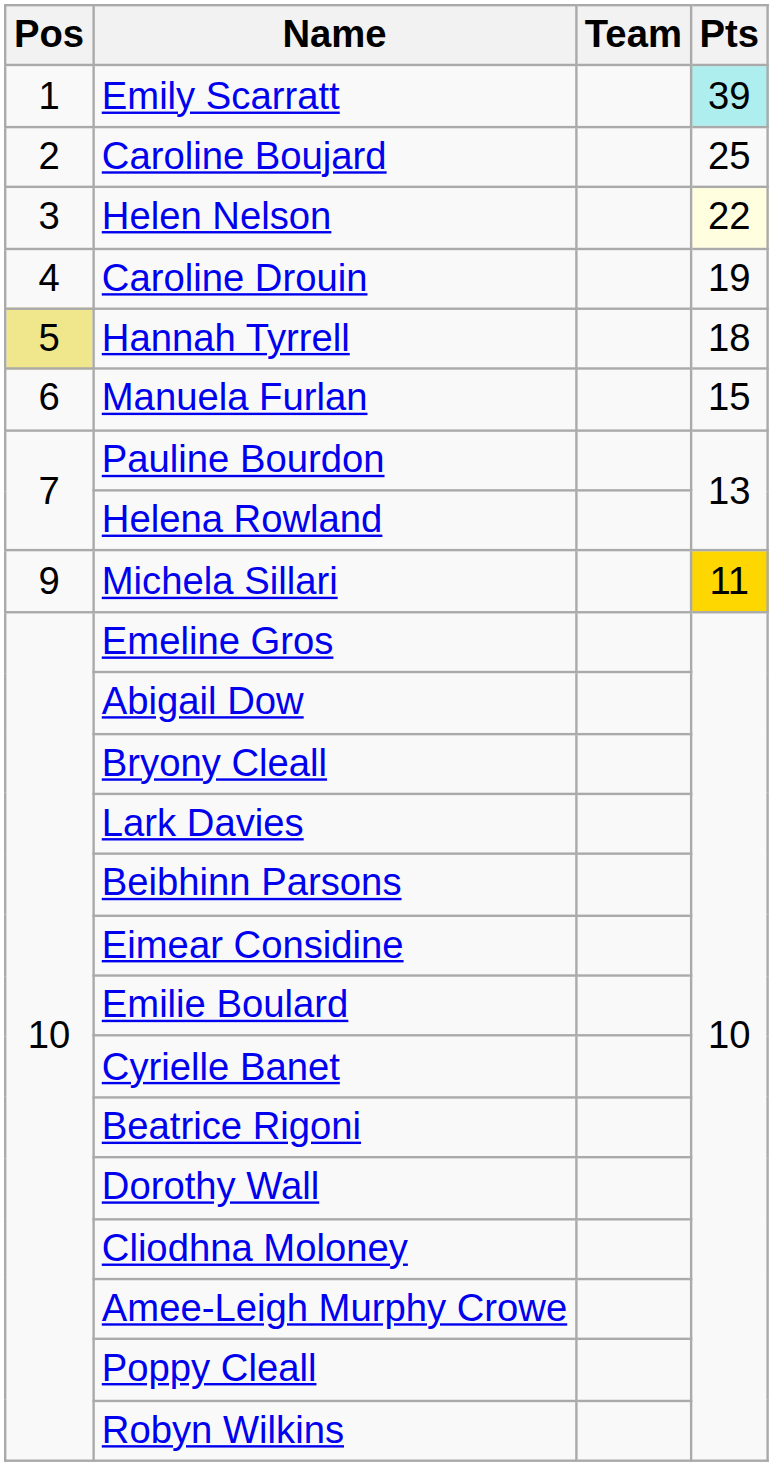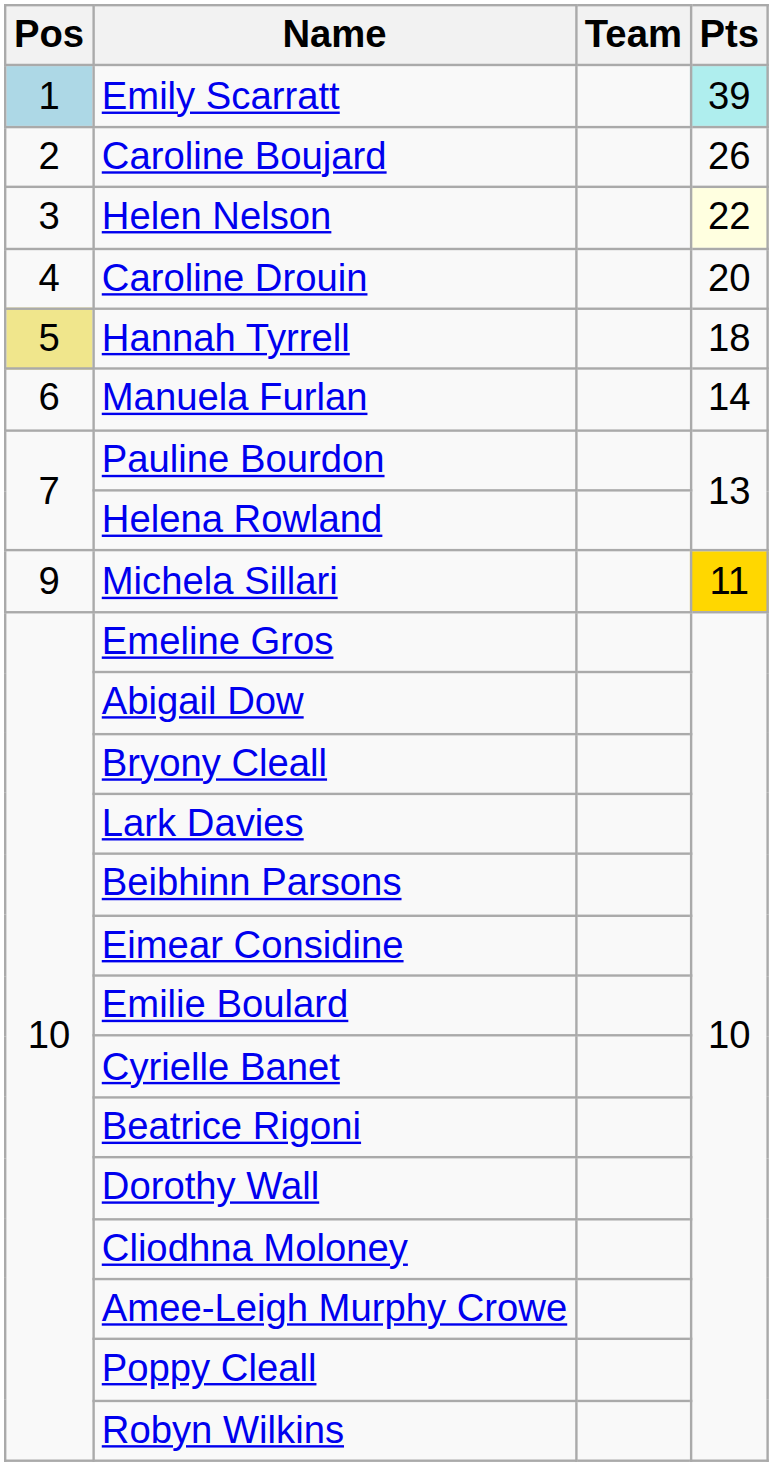(49, 95) no background -> (49, 95) lightblue background
(729, 156) 25 -> (729, 156) 26
(729, 277) 19 -> (729, 277) 20
(729, 398) 15 -> (729, 398) 14
